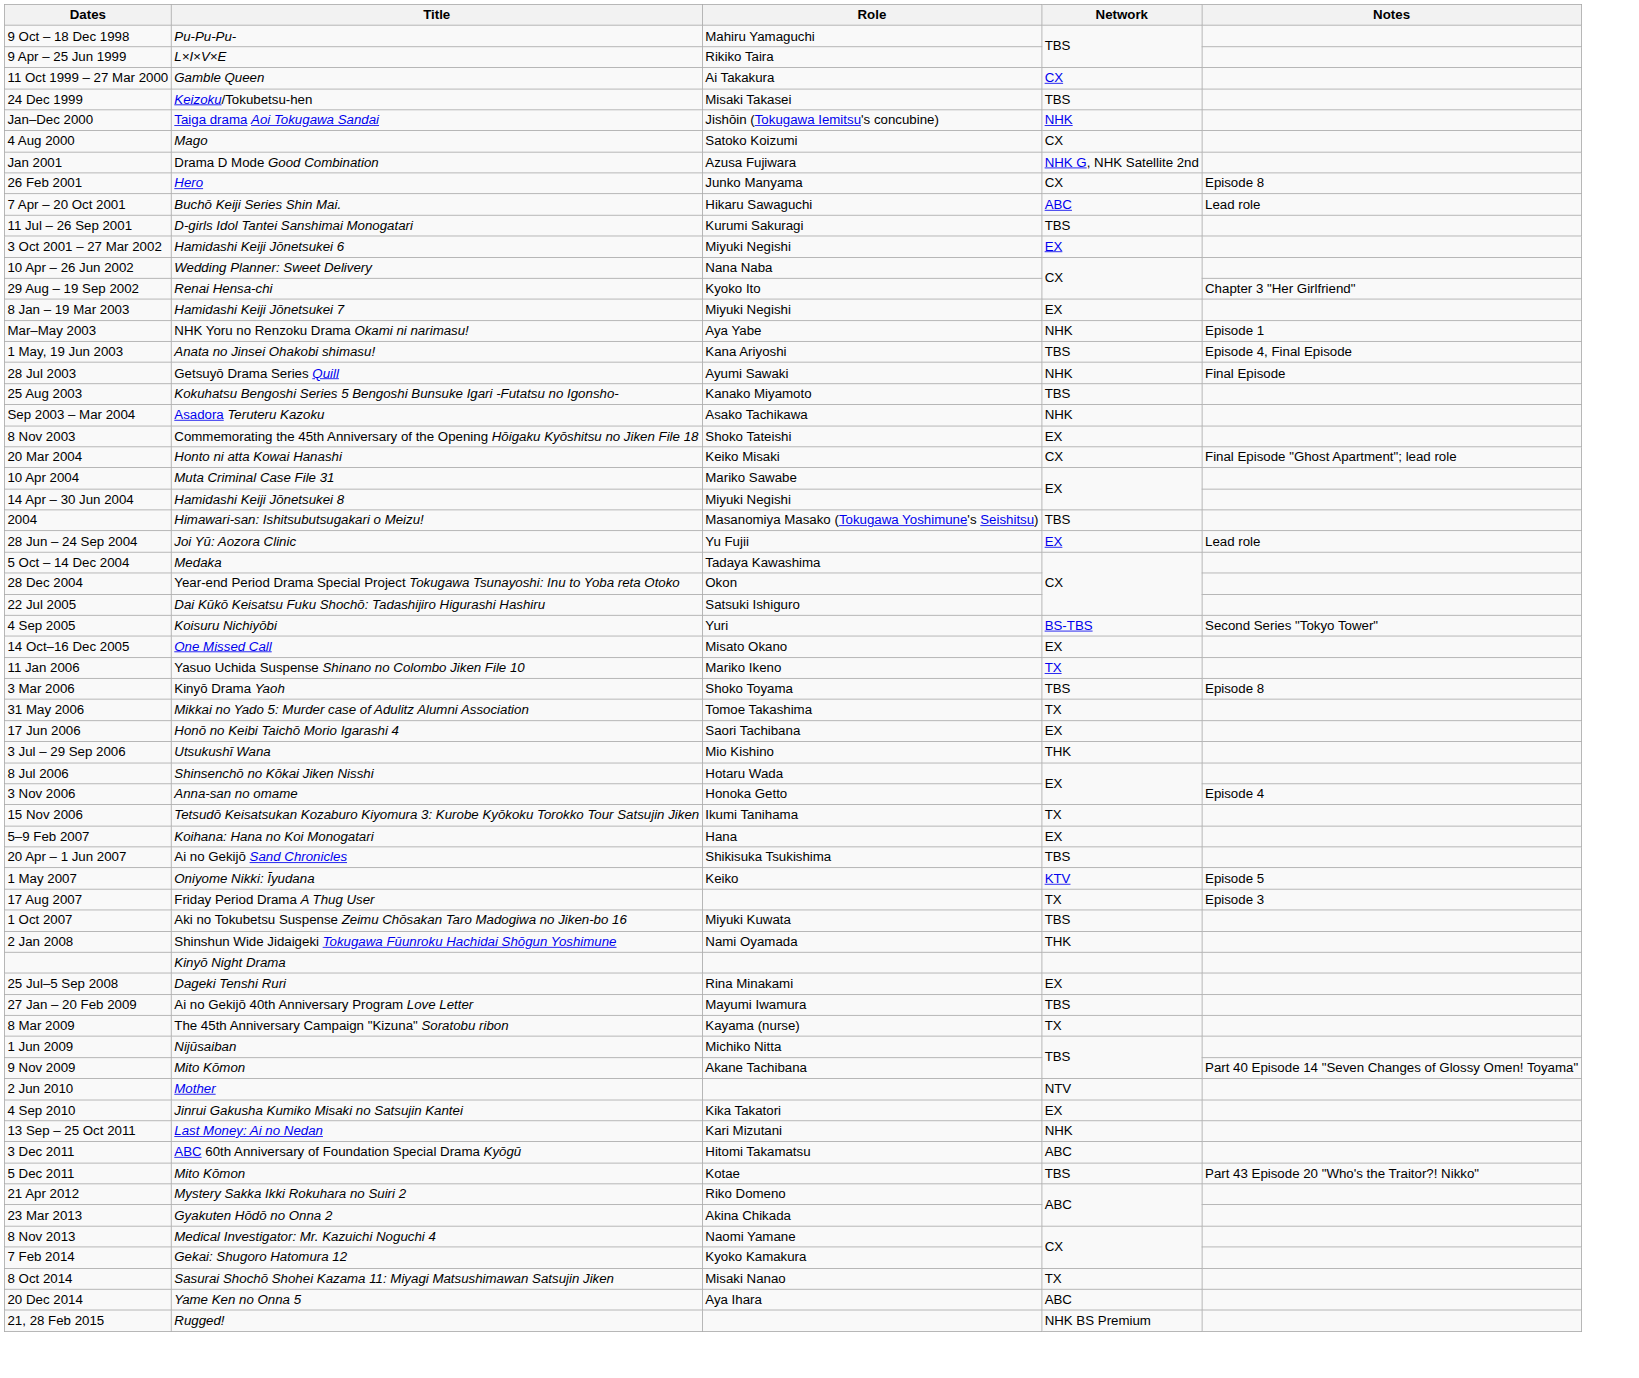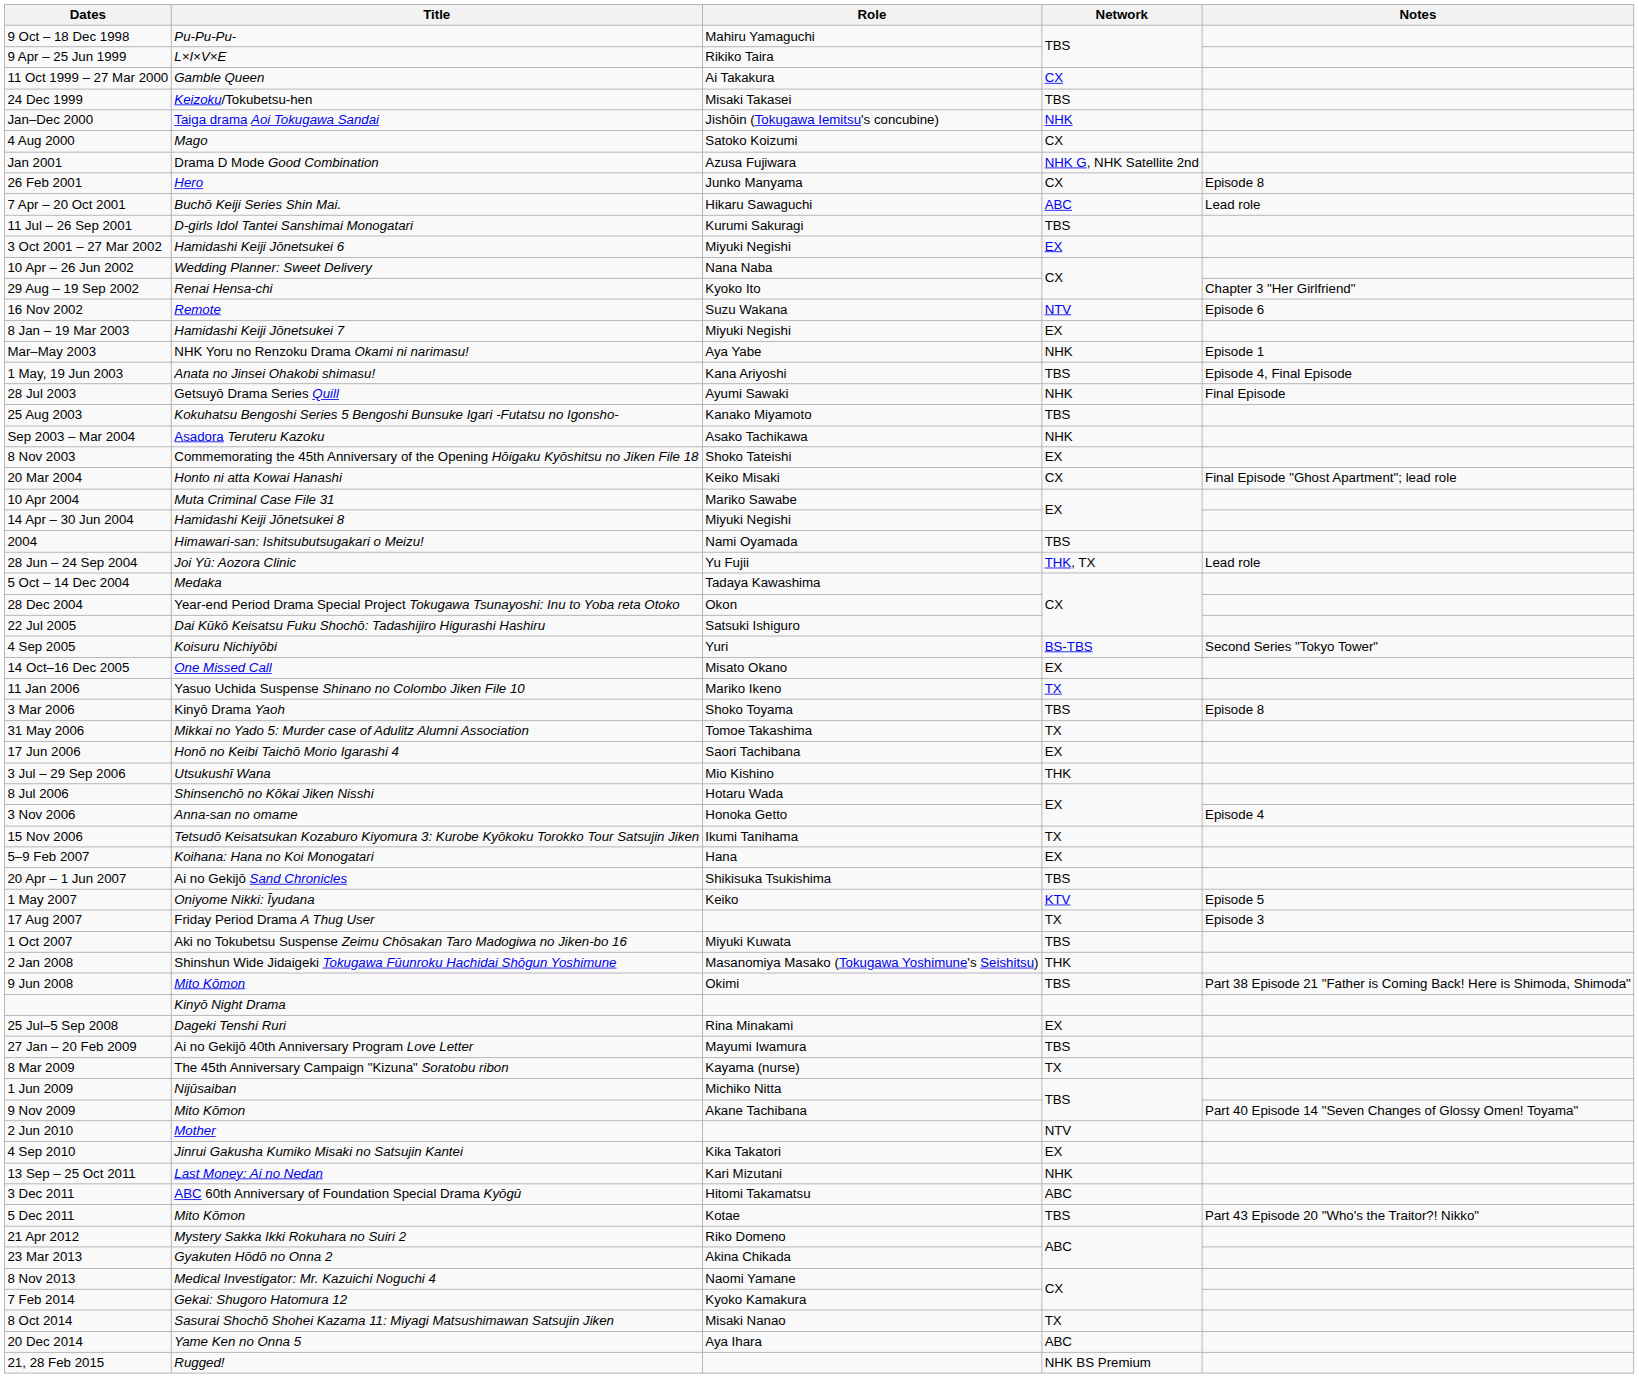+ row: (45, 309)
(872, 520) Masanomiya Masako (Tokugawa Yoshimune's Seishitsu) -> (751, 541) Nami Oyamada
(1053, 541) EX -> (1070, 562) THK, TX
(751, 941) Nami Oyamada -> (872, 962) Masanomiya Masako (Tokugawa Yoshimune's Seishitsu)
+ row: (40, 983)
